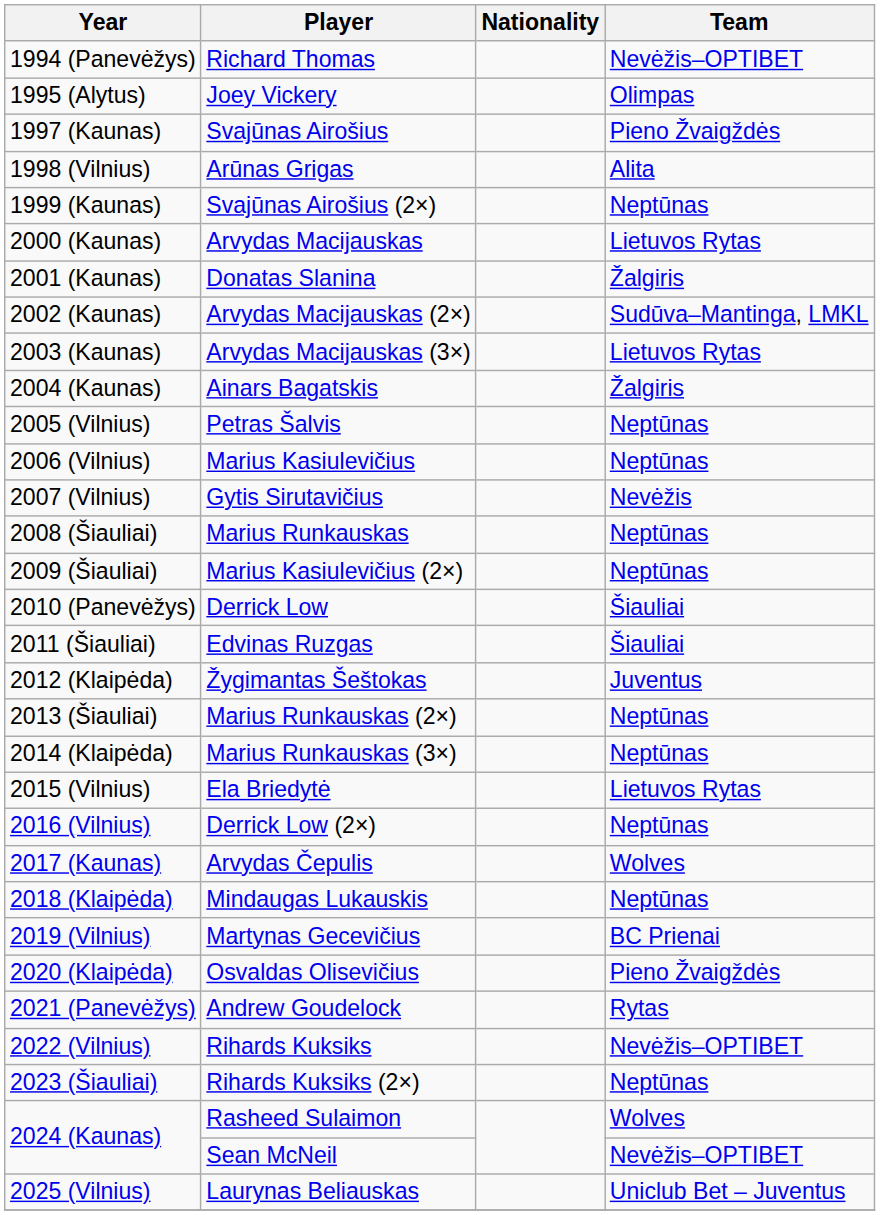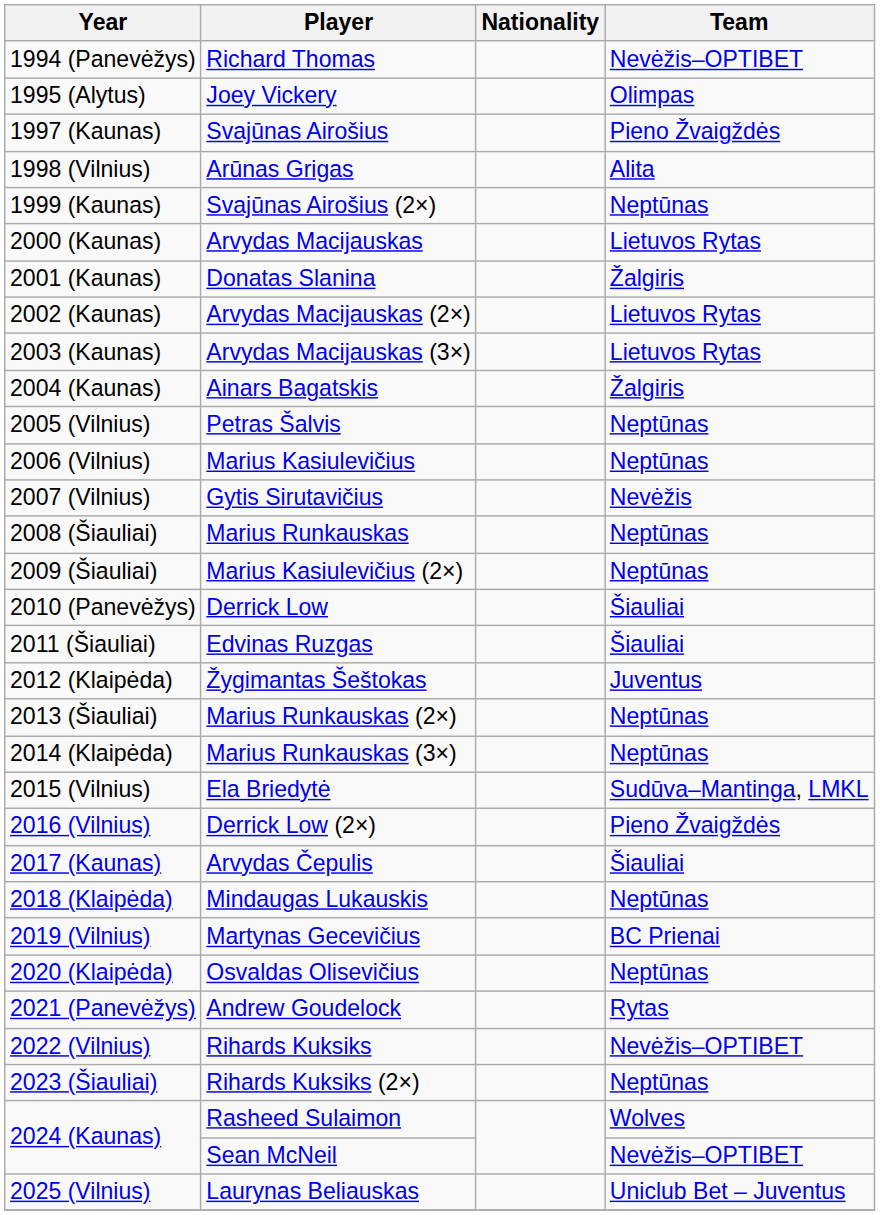(739, 315) Sudūva–Mantinga, LMKL -> (685, 315) Lietuvos Rytas
(685, 790) Lietuvos Rytas -> (739, 790) Sudūva–Mantinga, LMKL
(659, 826) Neptūnas -> (695, 826) Pieno Žvaigždės
(647, 863) Wolves -> (647, 863) Šiauliai
(695, 972) Pieno Žvaigždės -> (659, 972) Neptūnas
